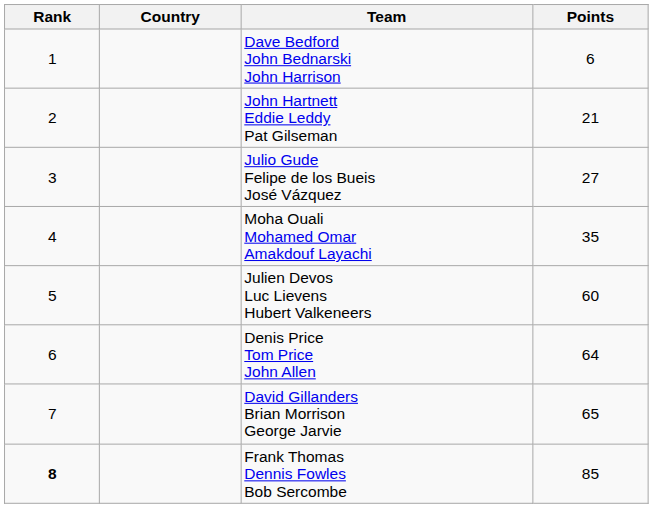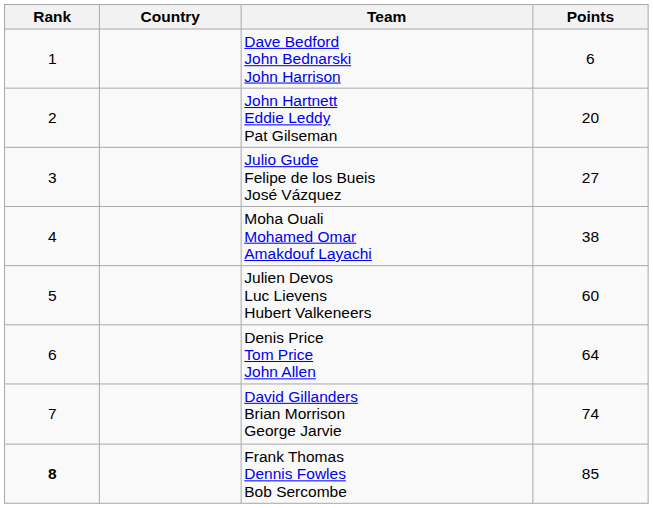(590, 118) 21 -> (590, 118) 20
(590, 237) 35 -> (590, 237) 38
(590, 414) 65 -> (590, 414) 74
